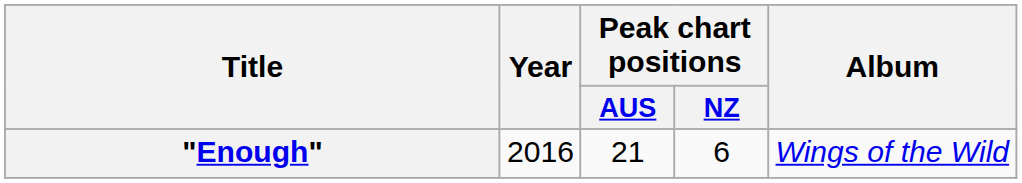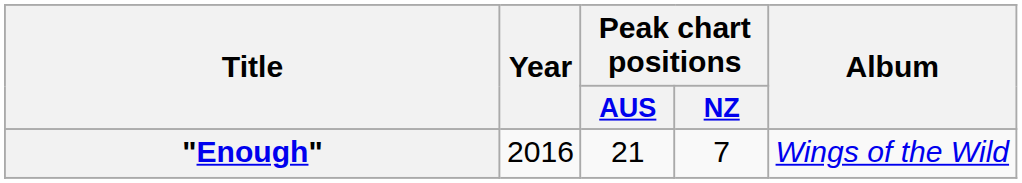(722, 152) 6 -> (722, 152) 7
